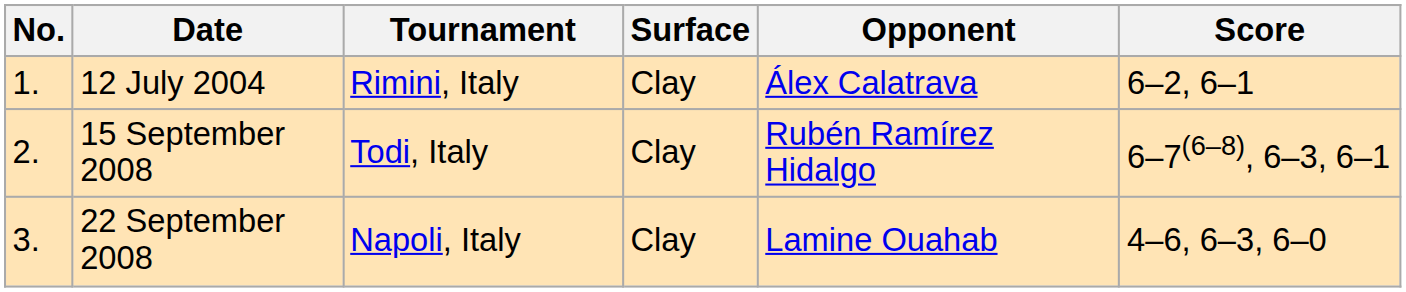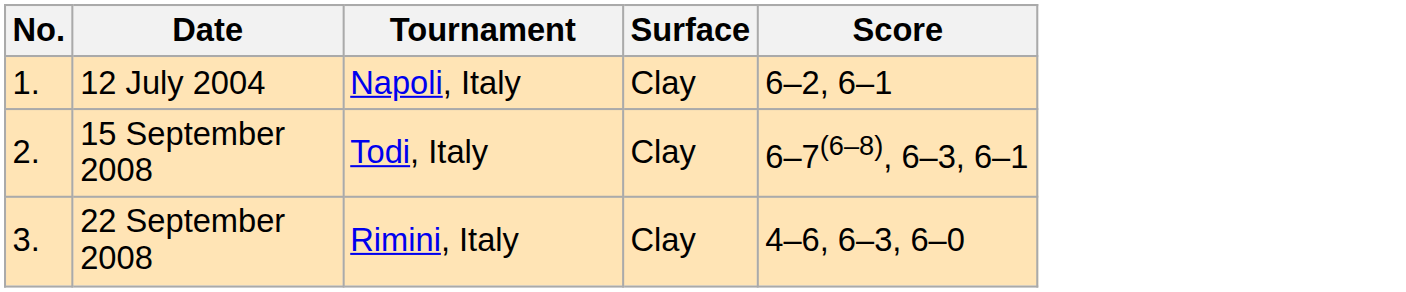- column: (939, 30)
(435, 82) Rimini, Italy -> (435, 82) Napoli, Italy
(435, 240) Napoli, Italy -> (435, 240) Rimini, Italy
